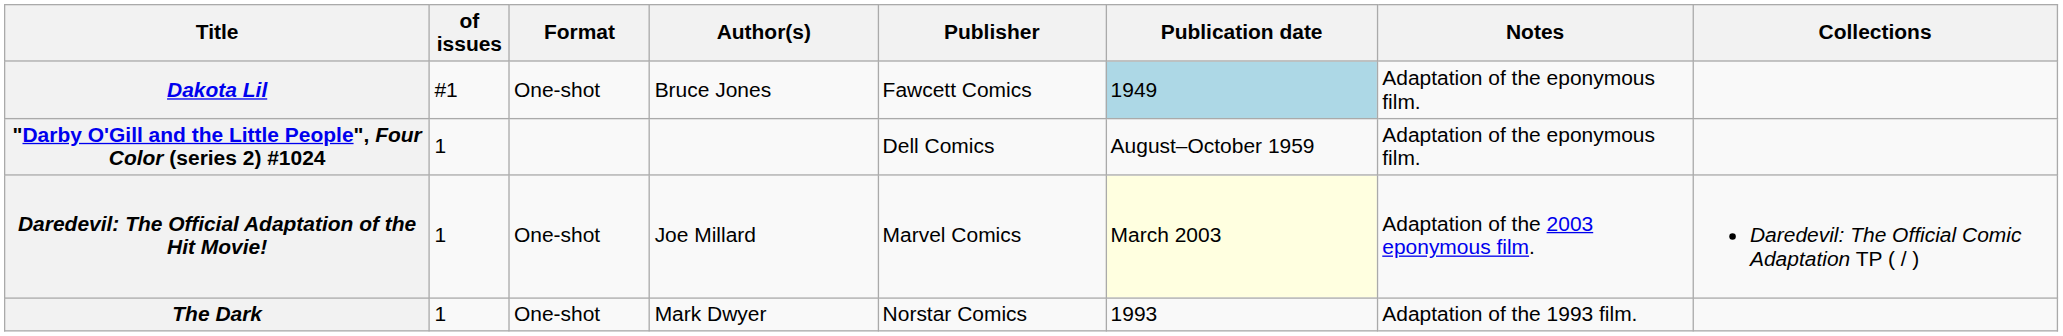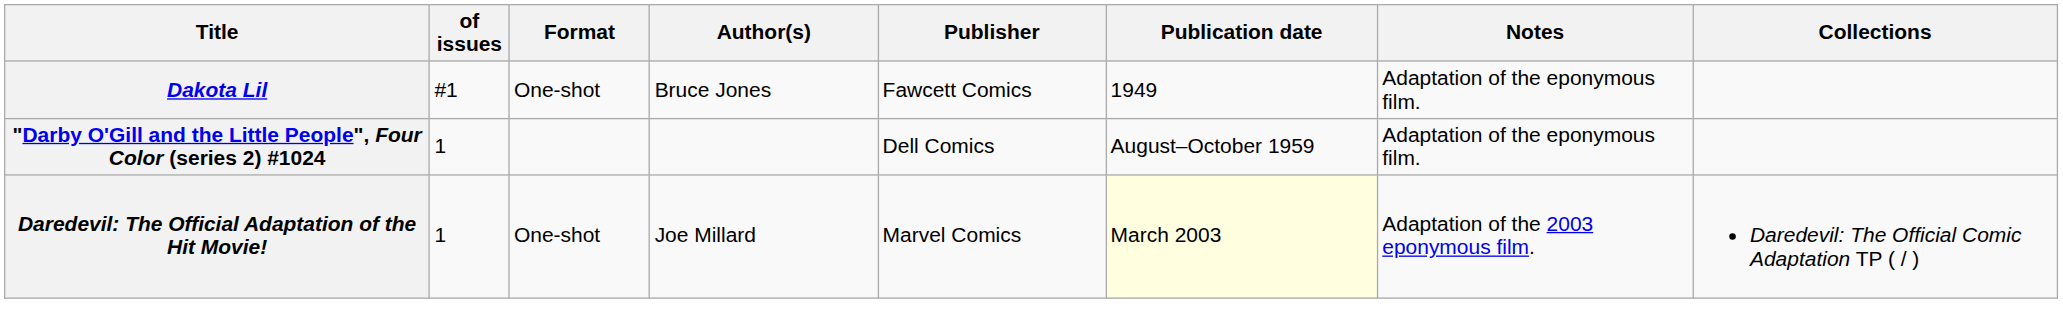(1134, 89) lightblue background -> (1134, 89) no background
- row: (217, 313)
